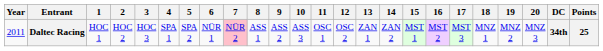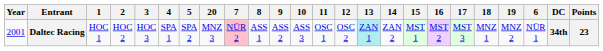columns swapped: (211, 11) <-> (535, 11)
(16, 32) 2011 -> (16, 32) 2001
(368, 32) no background -> (369, 32) paleturquoise background
(584, 32) 25 -> (584, 32) 23
